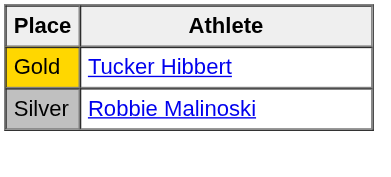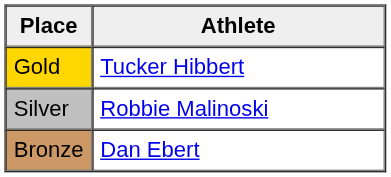+ row: (49, 150)
